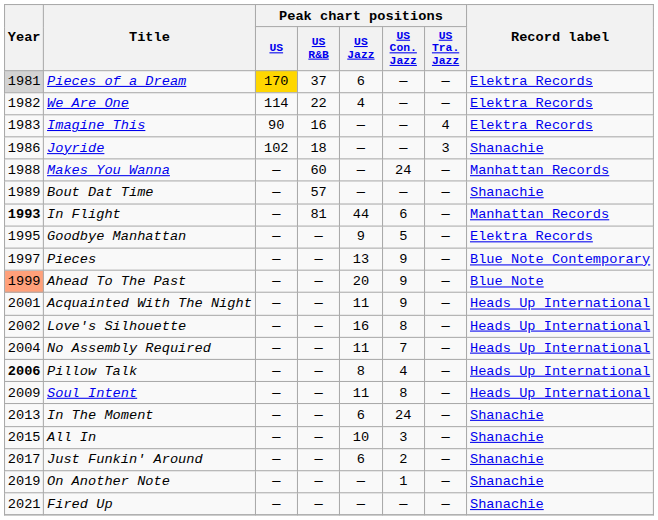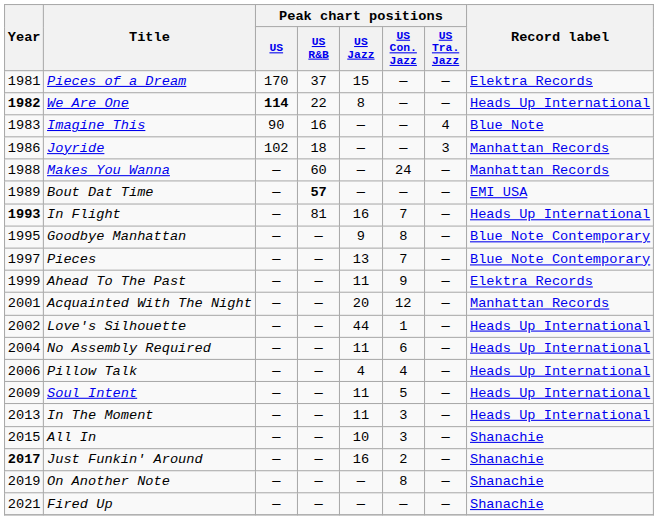(24, 81) lightgrey background -> (24, 81) no background
(276, 81) gold background -> (276, 81) no background
(361, 81) 6 -> (361, 81) 15
(24, 104) normal -> (24, 104) bold
(276, 104) normal -> (276, 104) bold
(361, 104) 4 -> (361, 104) 8
(531, 104) Elektra Records -> (560, 104) Heads Up International
(531, 126) Elektra Records -> (507, 126) Blue Note
(507, 148) Shanachie -> (540, 148) Manhattan Records
(319, 193) normal -> (319, 193) bold
(507, 193) Shanachie -> (499, 193) EMI USA
(361, 215) 44 -> (361, 215) 16
(403, 215) 6 -> (403, 215) 7
(540, 215) Manhattan Records -> (560, 215) Heads Up International
(403, 237) 5 -> (403, 237) 8
(531, 237) Elektra Records -> (560, 237) Blue Note Contemporary
(403, 259) 9 -> (403, 259) 7
(24, 281) lightsalmon background -> (24, 281) no background
(361, 281) 20 -> (361, 281) 11
(507, 281) Blue Note -> (531, 281) Elektra Records
(361, 304) 11 -> (361, 304) 20
(403, 304) 9 -> (403, 304) 12
(560, 304) Heads Up International -> (540, 304) Manhattan Records
(361, 326) 16 -> (361, 326) 44
(403, 326) 8 -> (403, 326) 1
(403, 348) 7 -> (403, 348) 6
(24, 370) bold -> (24, 370) normal
(361, 370) 8 -> (361, 370) 4
(403, 393) 8 -> (403, 393) 5
(361, 415) 6 -> (361, 415) 11
(403, 415) 24 -> (403, 415) 3
(507, 415) Shanachie -> (560, 415) Heads Up International
(24, 459) normal -> (24, 459) bold
(361, 459) 6 -> (361, 459) 16
(403, 482) 1 -> (403, 482) 8
